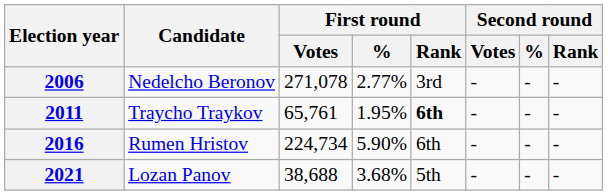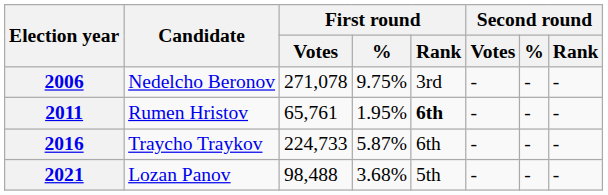(382, 81) 2.77% -> (382, 81) 9.75%
(195, 112) Traycho Traykov -> (188, 112) Rumen Hristov
(188, 143) Rumen Hristov -> (195, 143) Traycho Traykov
(316, 143) 224,734 -> (316, 143) 224,733
(382, 143) 5.90% -> (382, 143) 5.87%
(311, 174) 38,688 -> (311, 174) 98,488
